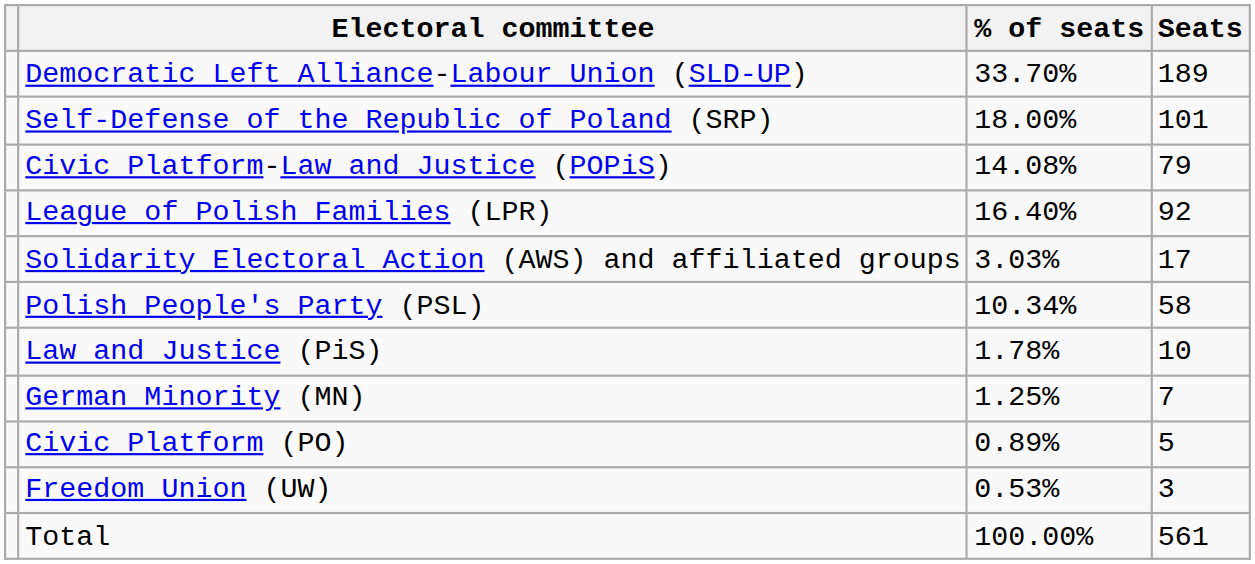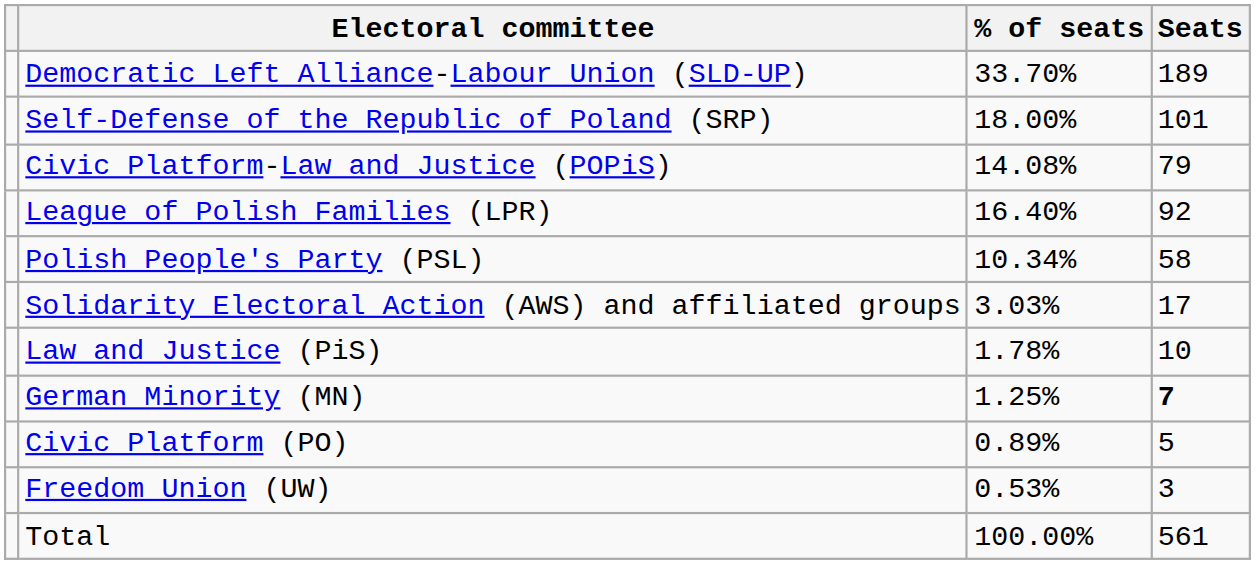rows swapped: (255, 305) <-> (493, 259)
(1166, 398) normal -> (1166, 398) bold
